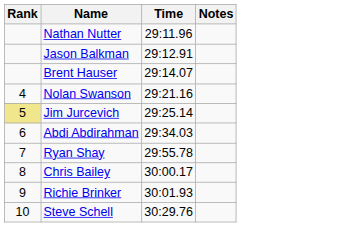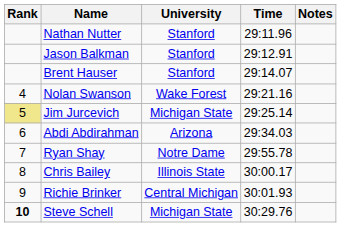+ column: (191, 14)
(23, 212) normal -> (23, 212) bold
